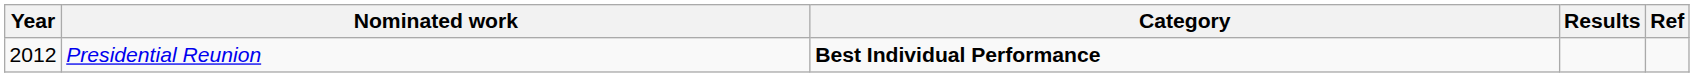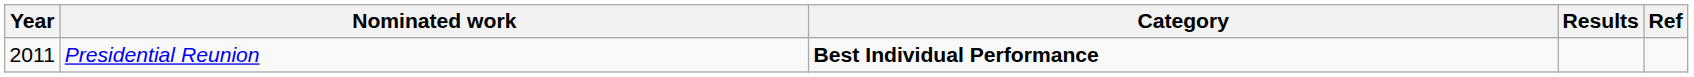(33, 54) 2012 -> (32, 54) 2011
